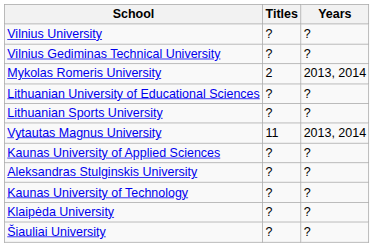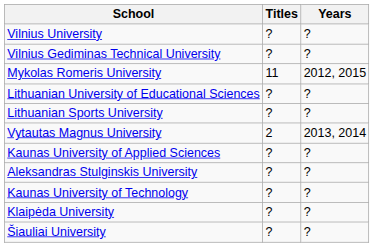(269, 73) 2 -> (272, 73) 11
(335, 73) 2013, 2014 -> (335, 73) 2012, 2015
(272, 133) 11 -> (269, 133) 2
